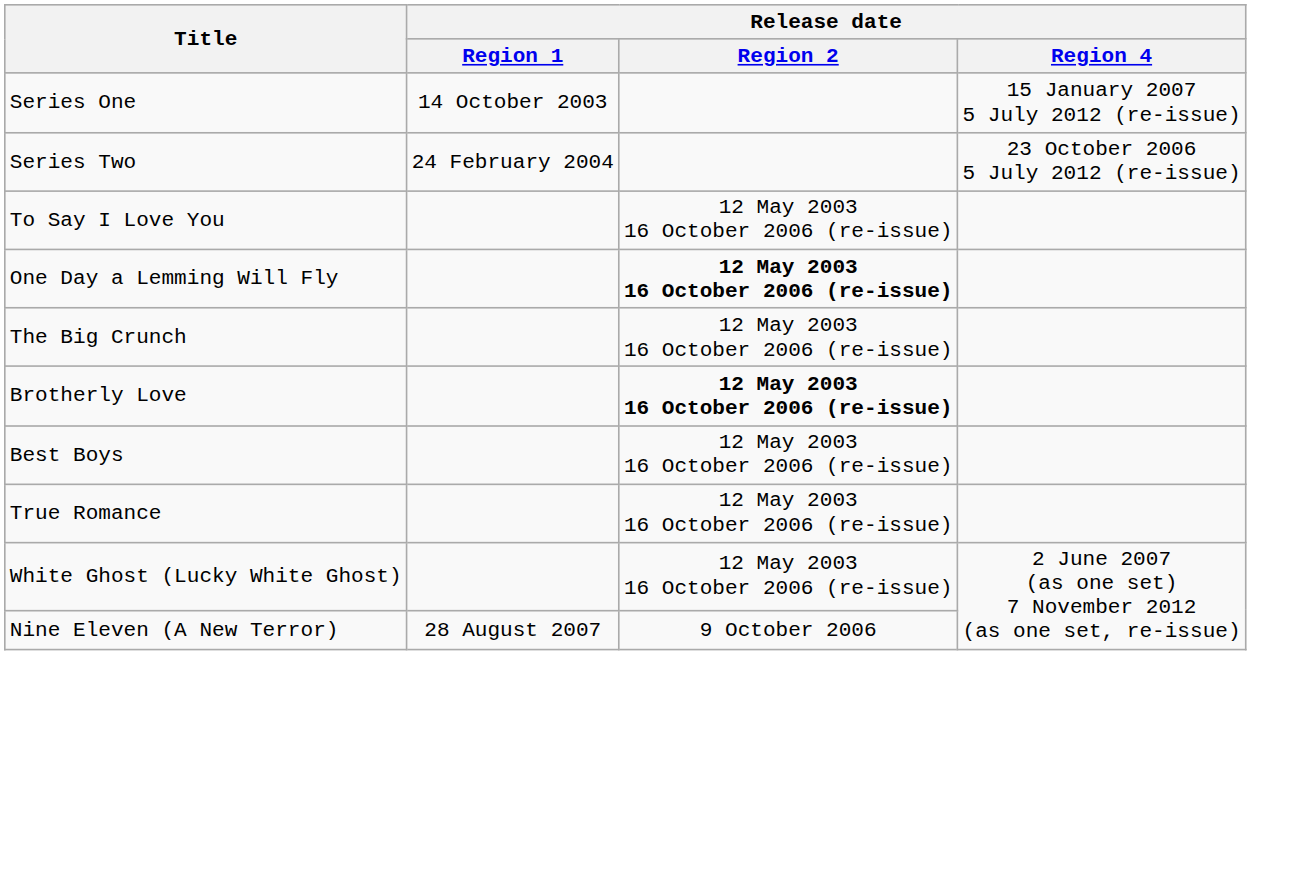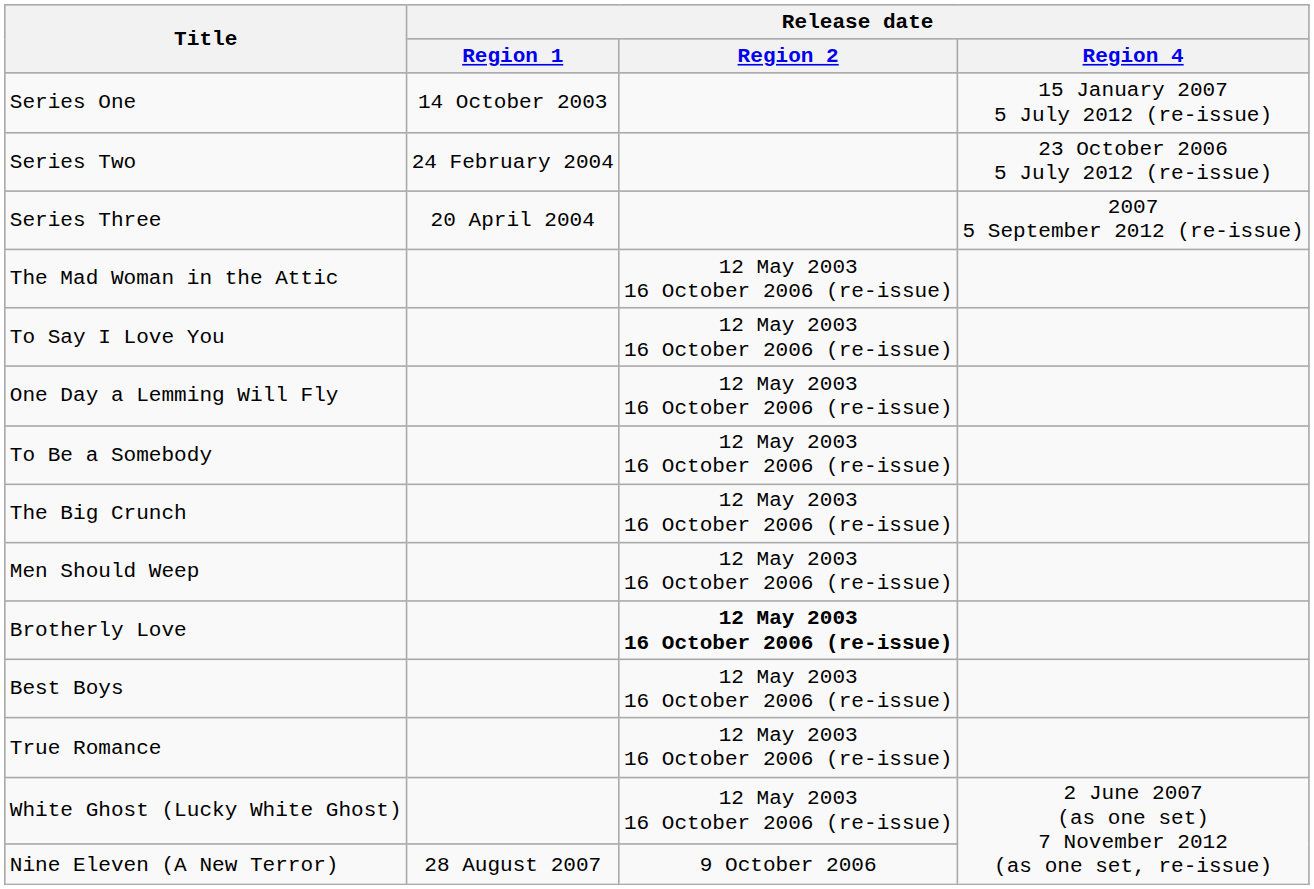+ row: (86, 220)
+ row: (174, 279)
(788, 279) bold -> (788, 396) normal
+ row: (111, 455)
+ row: (105, 572)
